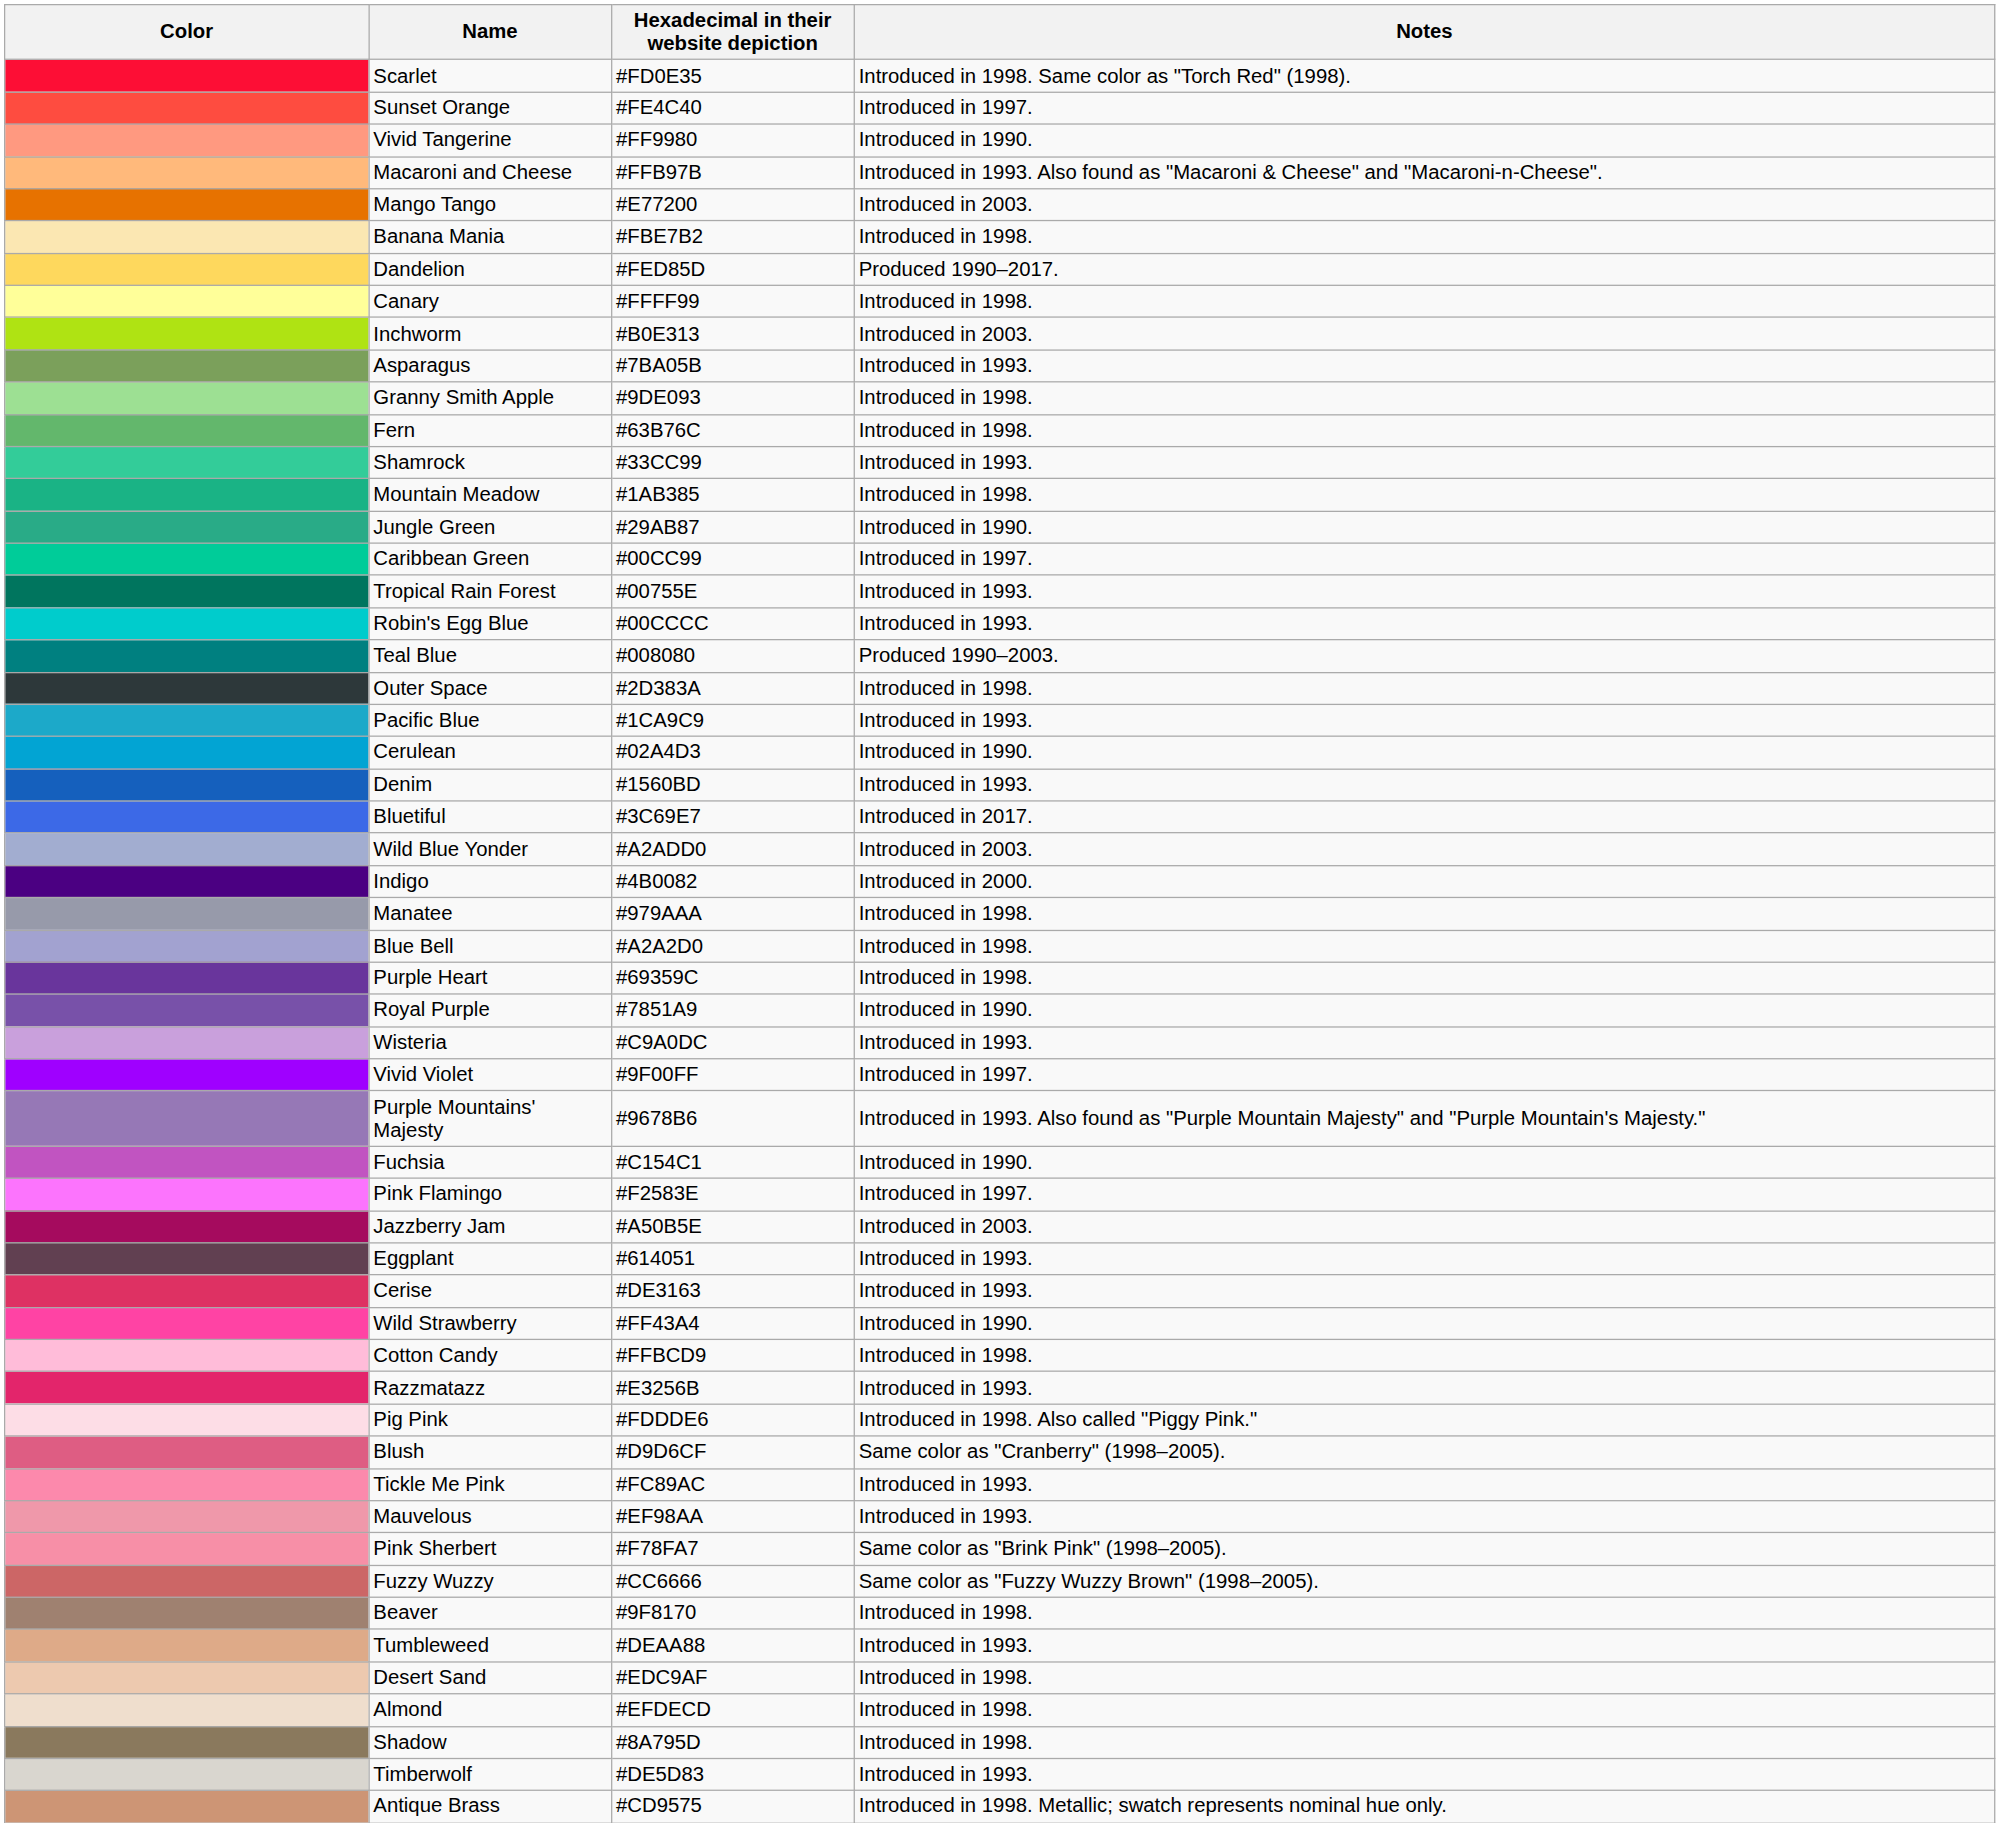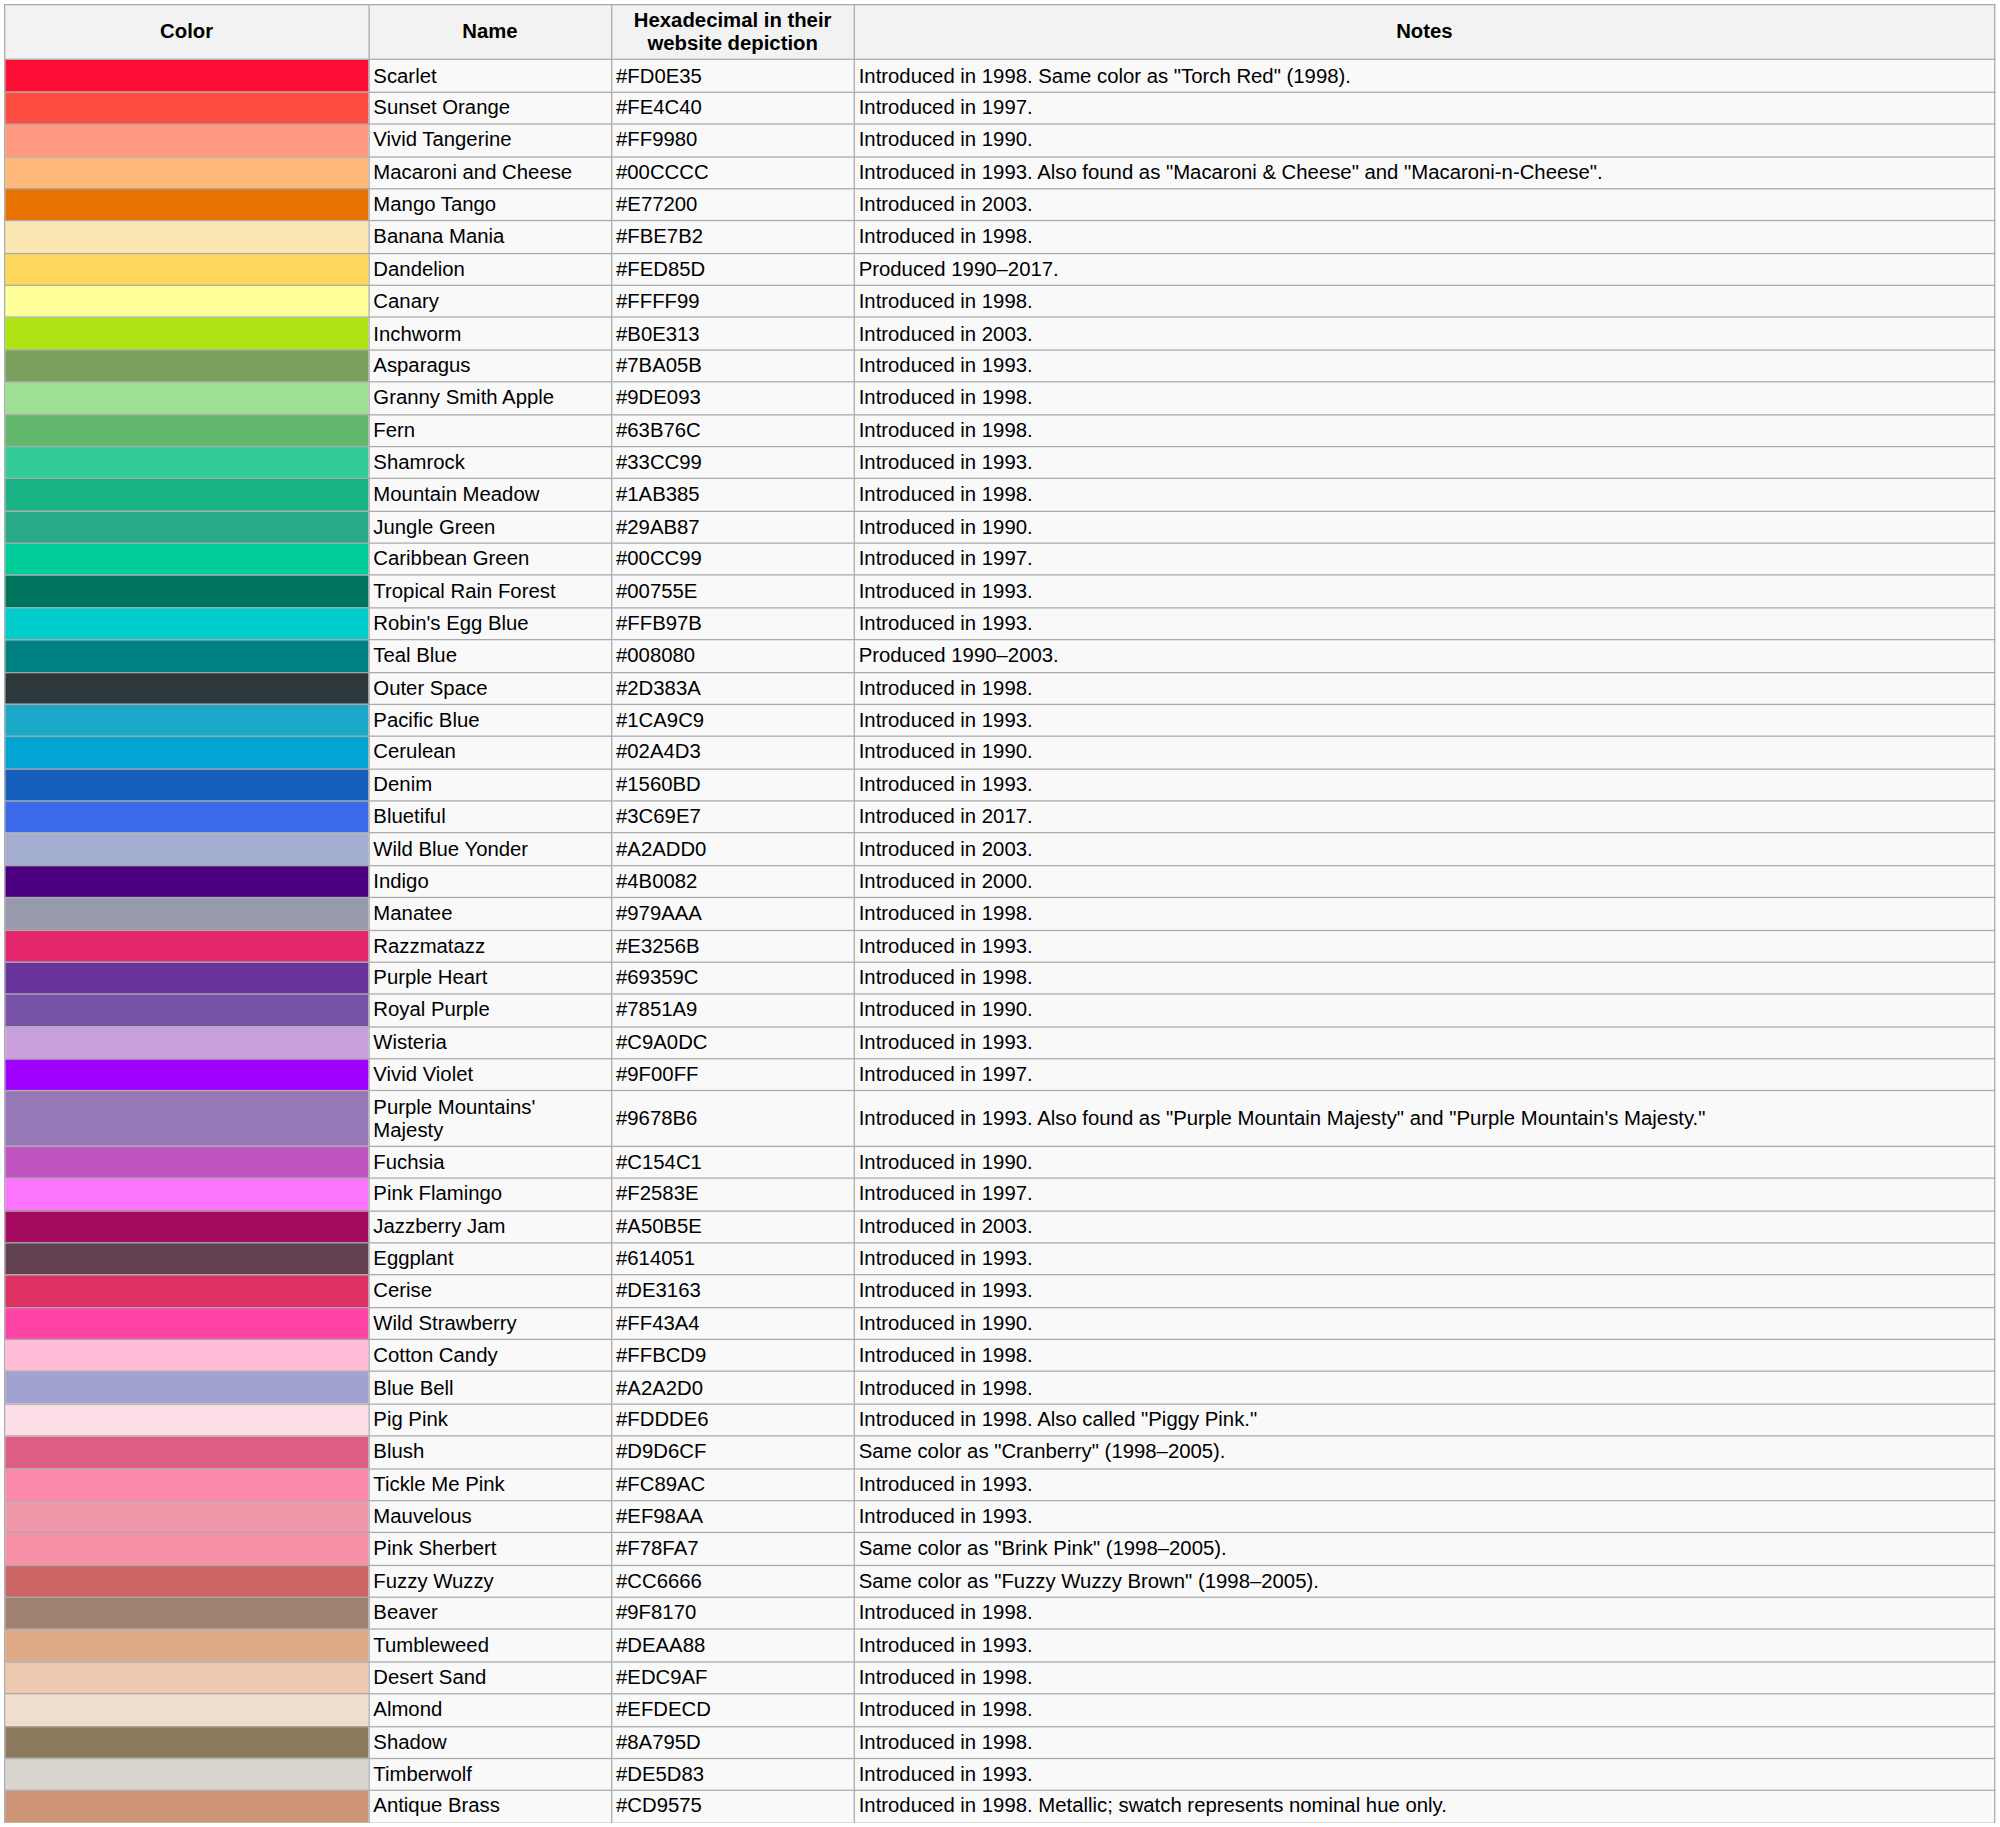(659, 172) #FFB97B -> (662, 172) #00CCCC
(662, 623) #00CCCC -> (659, 623) #FFB97B
rows swapped: (413, 945) <-> (429, 1387)
